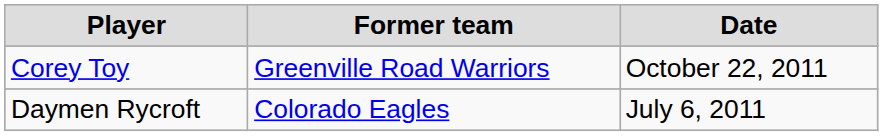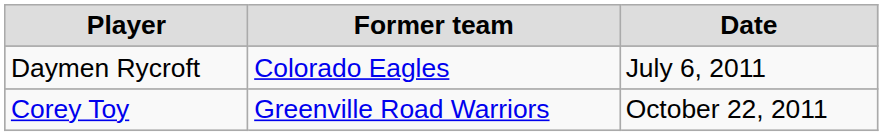rows swapped: (106, 109) <-> (70, 67)
